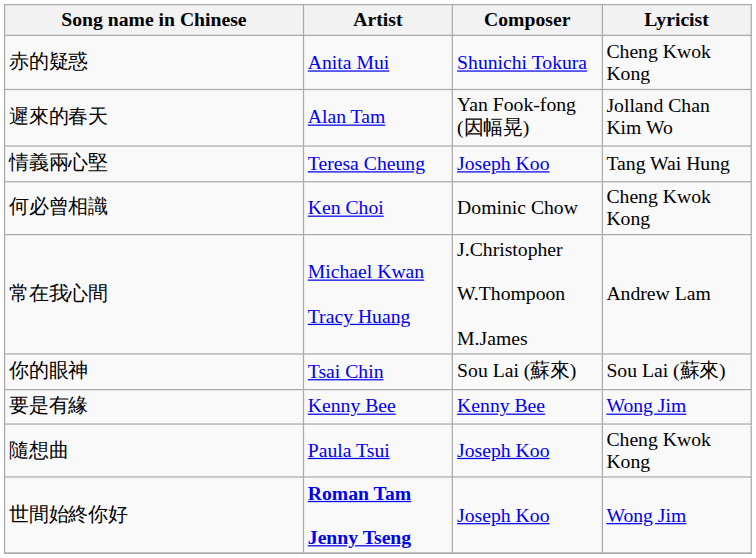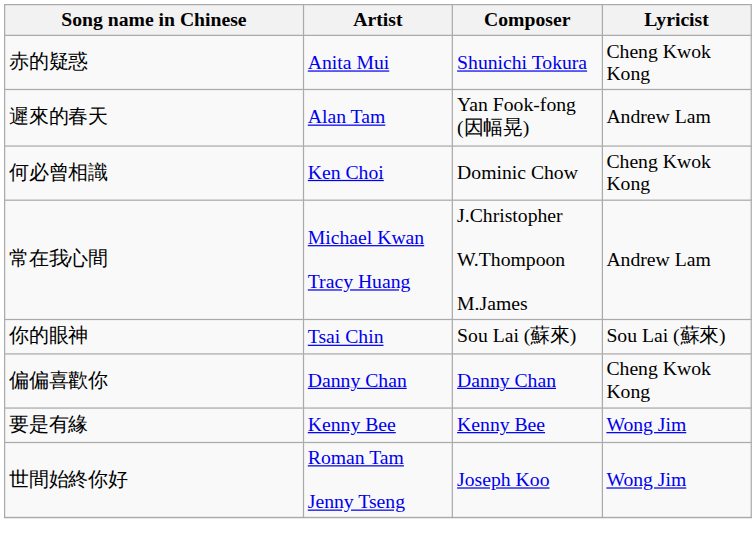(658, 117) Jolland Chan Kim Wo -> (659, 117) Andrew Lam
- row: (58, 162)
+ row: (58, 380)
- row: (39, 449)
(359, 515) bold -> (356, 480) normal
